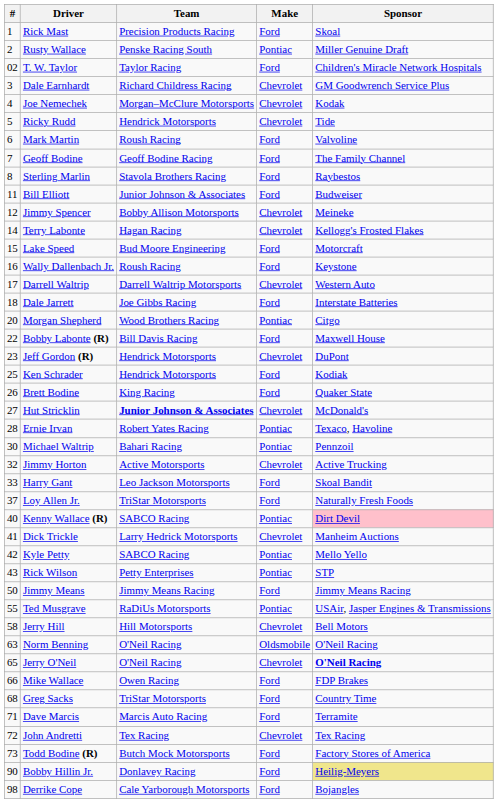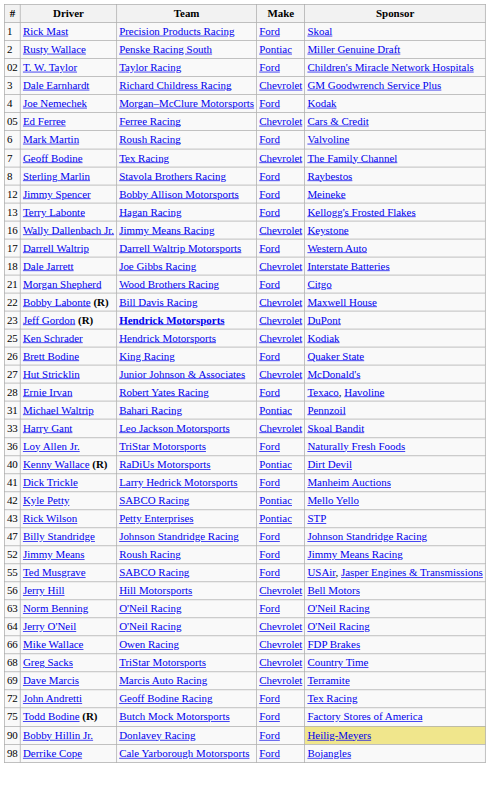(281, 103) Chevrolet -> (270, 103) Ford
- row: (49, 121)
+ row: (44, 121)
(166, 158) Geoff Bodine Racing -> (144, 158) Tex Racing
(270, 158) Ford -> (281, 158) Chevrolet
- row: (46, 194)
(281, 212) Chevrolet -> (270, 194) Ford
(12, 230) 14 -> (12, 212) 13
(281, 230) Chevrolet -> (270, 212) Ford
- row: (49, 248)
(150, 266) Roush Racing -> (167, 230) Jimmy Means Racing
(270, 266) Ford -> (281, 230) Chevrolet
(281, 284) Chevrolet -> (270, 248) Ford
(270, 302) Ford -> (281, 266) Chevrolet
(12, 320) 20 -> (12, 284) 21
(276, 320) Pontiac -> (270, 284) Ford
(270, 338) Ford -> (281, 302) Chevrolet
(168, 356) normal -> (172, 320) bold
(270, 374) Ford -> (281, 338) Chevrolet
(186, 410) bold -> (182, 374) normal
(276, 428) Pontiac -> (270, 392) Ford
(12, 446) 30 -> (12, 410) 31
- row: (55, 464)
(270, 482) Ford -> (281, 428) Chevrolet
(12, 500) 37 -> (12, 446) 36
(154, 518) SABCO Racing -> (165, 464) RaDiUs Motorsports
(338, 518) pink background -> (330, 464) no background
(281, 537) Chevrolet -> (270, 482) Ford
+ row: (59, 537)
(12, 591) 50 -> (12, 555) 52
(167, 591) Jimmy Means Racing -> (150, 555) Roush Racing
(165, 609) RaDiUs Motorsports -> (154, 573) SABCO Racing
(276, 609) Pontiac -> (270, 573) Ford
(12, 627) 58 -> (12, 591) 56
(285, 645) Oldsmobile -> (270, 609) Ford
(12, 663) 65 -> (12, 627) 64
(348, 663) bold -> (339, 627) normal
(270, 681) Ford -> (281, 645) Chevrolet
(270, 699) Ford -> (281, 663) Chevrolet
(12, 717) 71 -> (12, 681) 69
(270, 717) Ford -> (281, 681) Chevrolet
(144, 735) Tex Racing -> (166, 699) Geoff Bodine Racing
(281, 735) Chevrolet -> (270, 699) Ford
(12, 753) 73 -> (12, 717) 75
